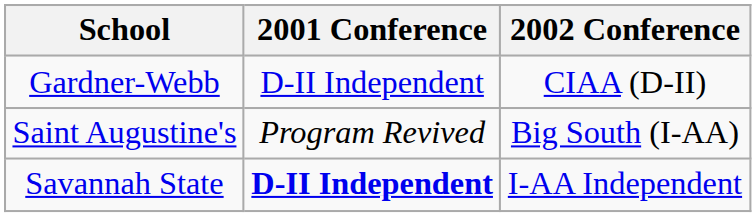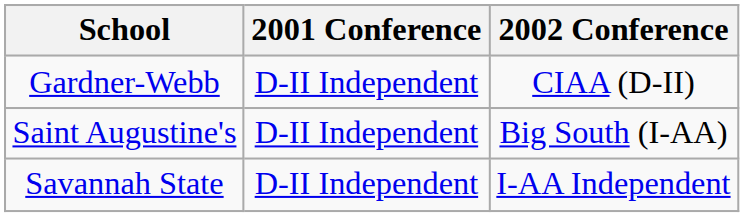(372, 132) Program Revived -> (366, 132) D-II Independent
(372, 183) bold -> (366, 183) normal
